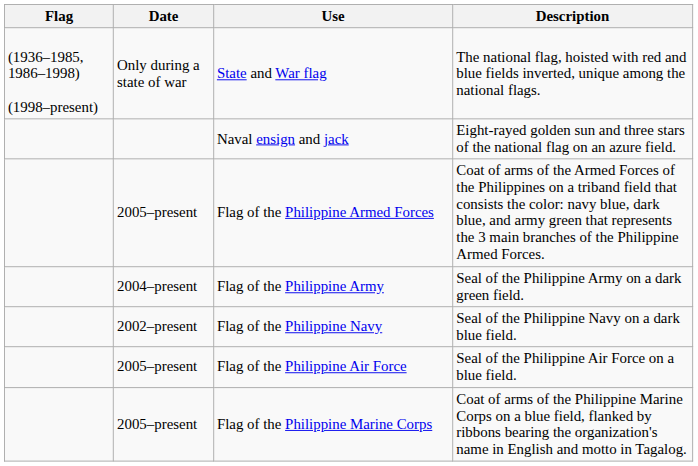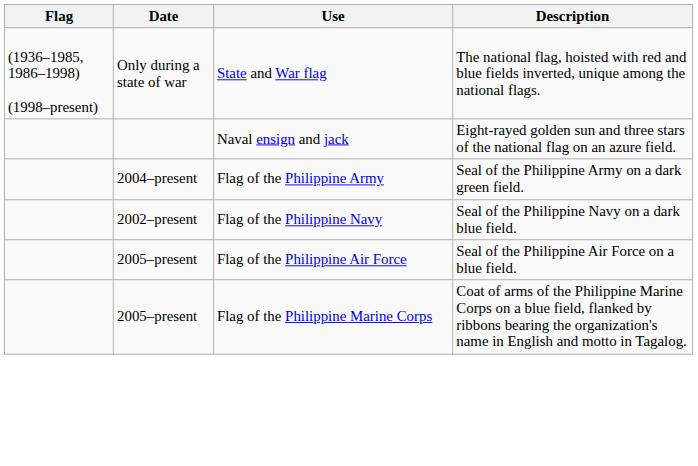- row: (325, 212)
